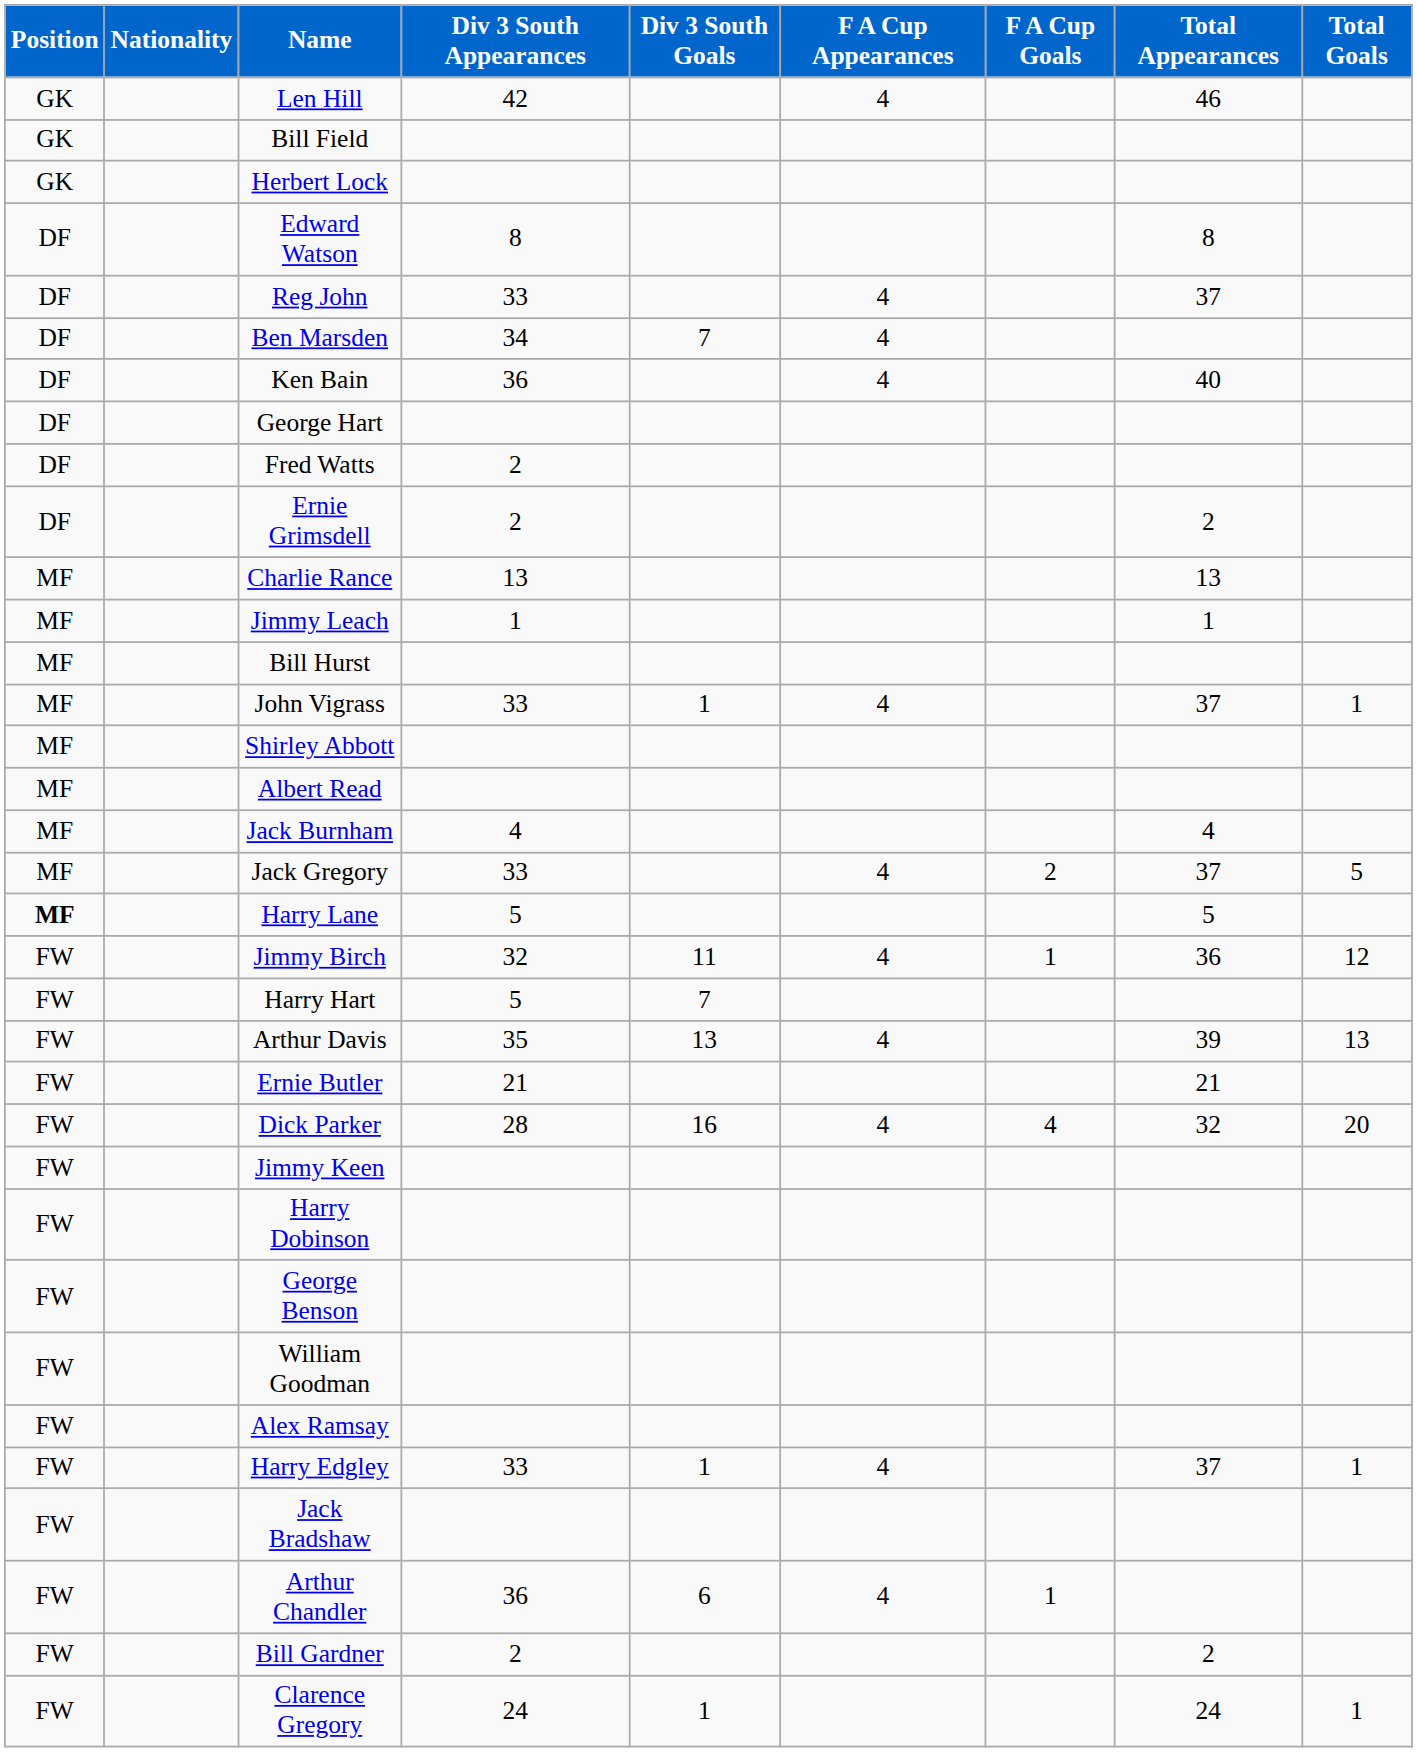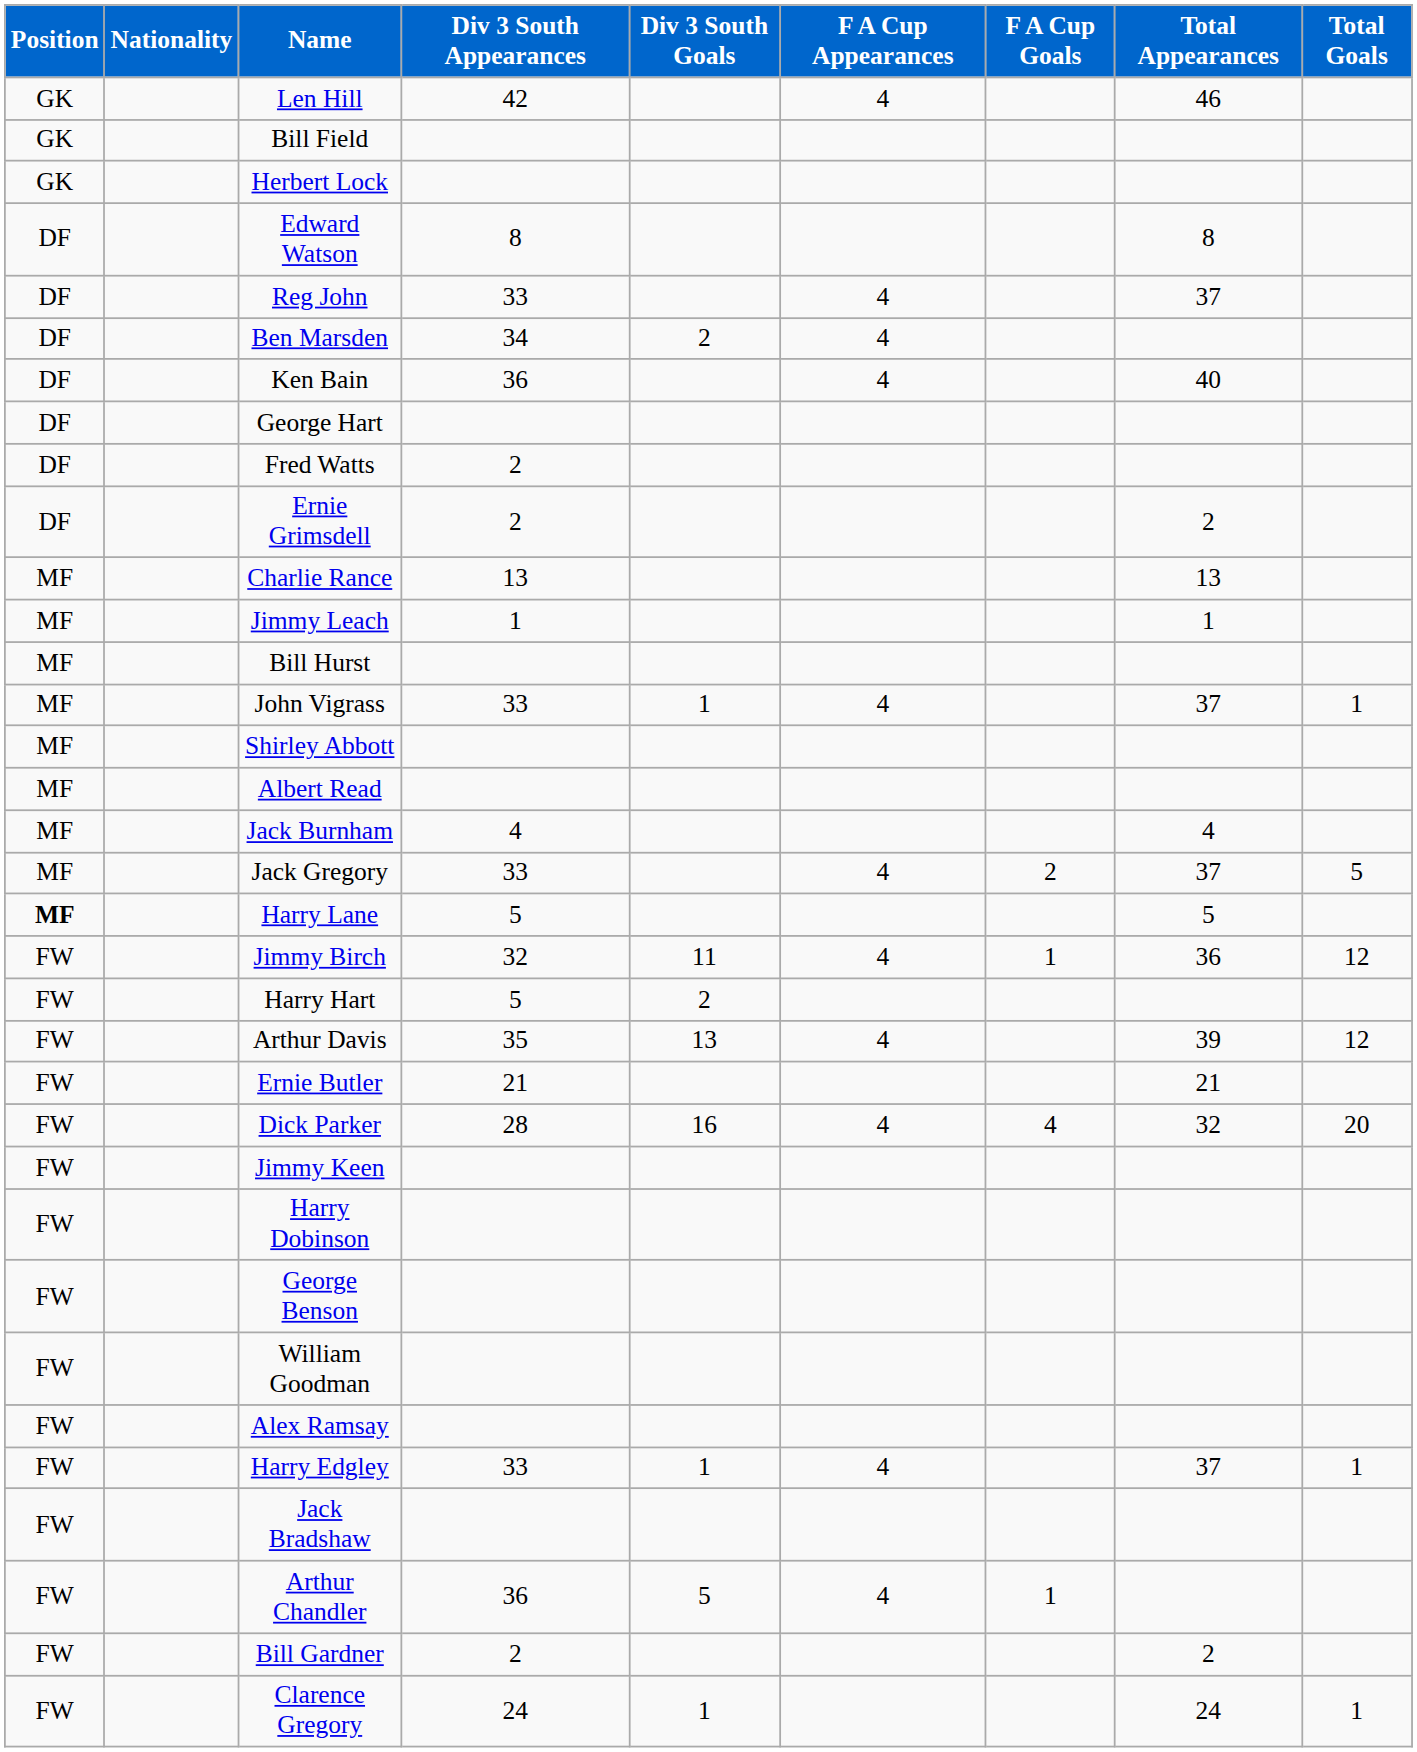(704, 338) 7 -> (704, 338) 2
(704, 998) 7 -> (704, 998) 2
(1357, 1041) 13 -> (1357, 1041) 12
(704, 1596) 6 -> (704, 1596) 5
